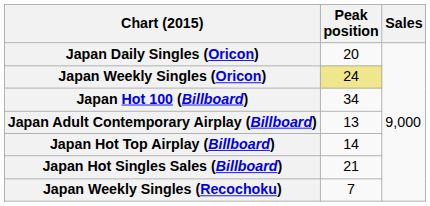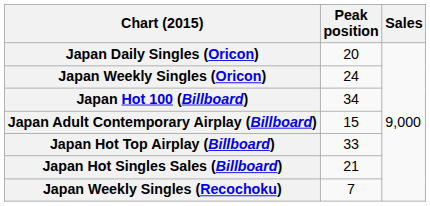(351, 76) khaki background -> (351, 76) no background
(351, 122) 13 -> (351, 122) 15
(351, 144) 14 -> (351, 144) 33
